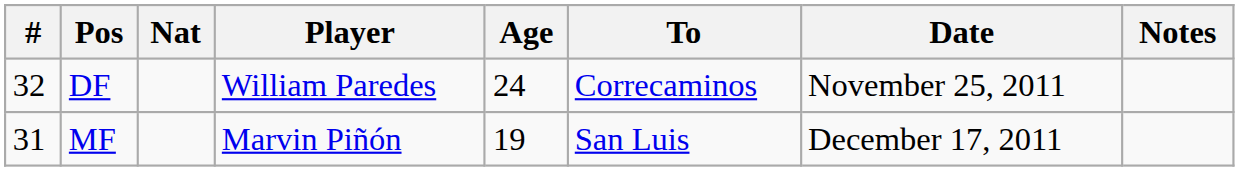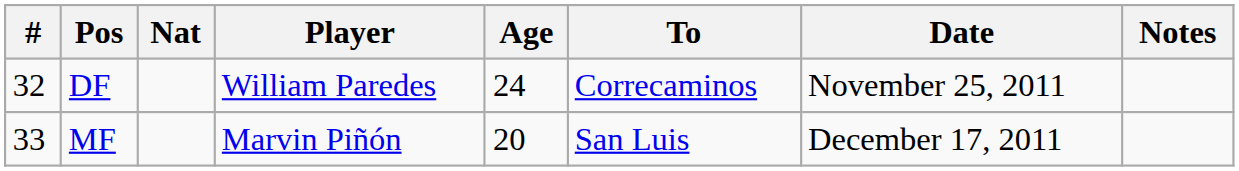(29, 138) 31 -> (29, 138) 33
(509, 138) 19 -> (509, 138) 20
